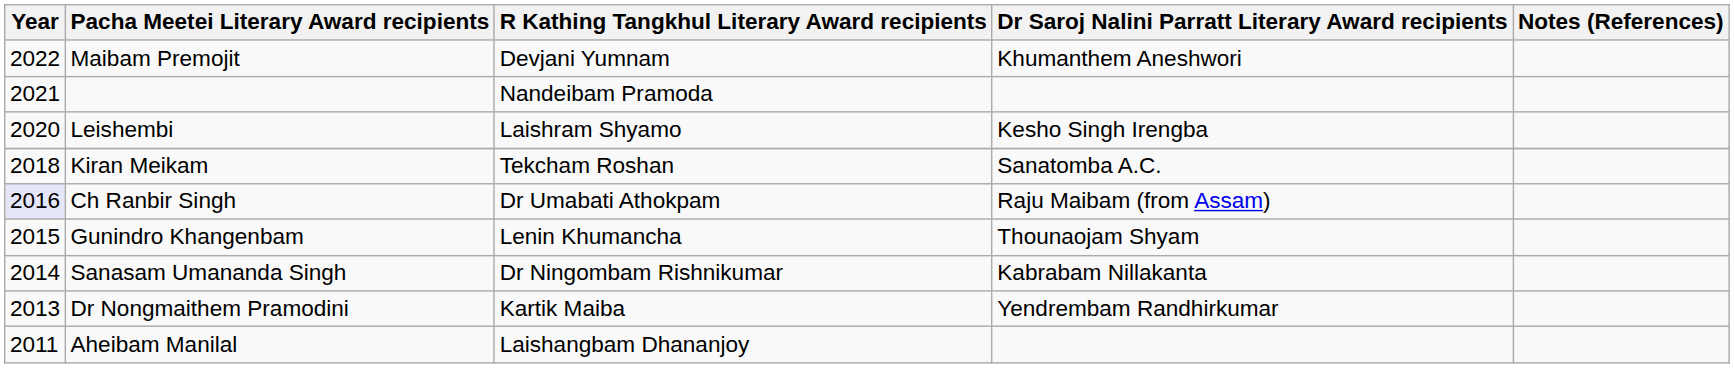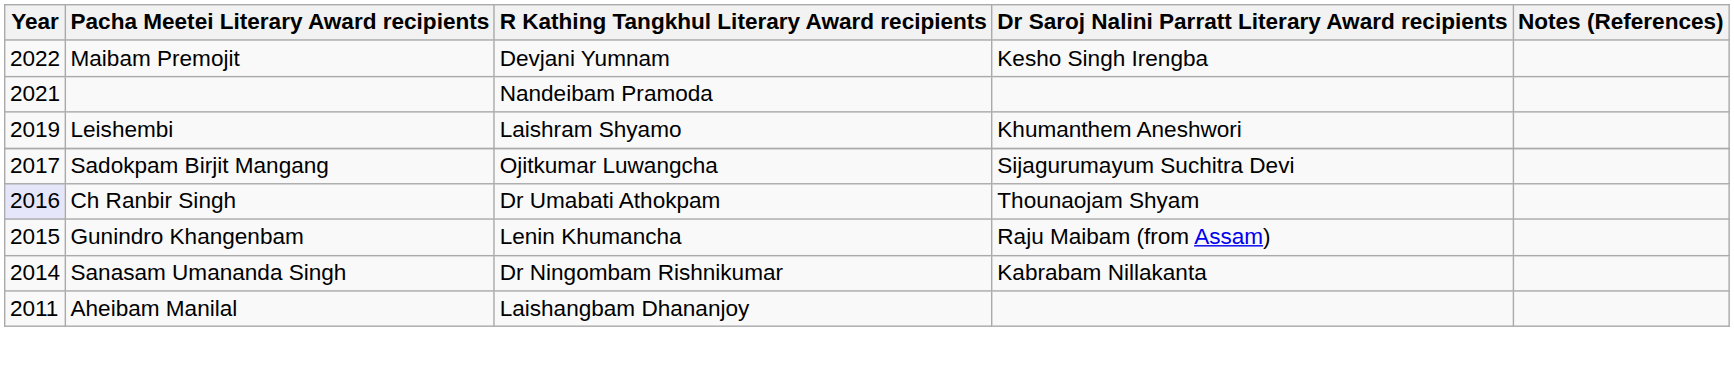(1120, 58) Khumanthem Aneshwori -> (1103, 58) Kesho Singh Irengba
(35, 129) 2020 -> (35, 129) 2019
(1103, 129) Kesho Singh Irengba -> (1120, 129) Khumanthem Aneshwori
- row: (139, 165)
+ row: (200, 165)
(1134, 201) Raju Maibam (from Assam) -> (1098, 201) Thounaojam Shyam
(1098, 237) Thounaojam Shyam -> (1134, 237) Raju Maibam (from Assam)
- row: (210, 308)
